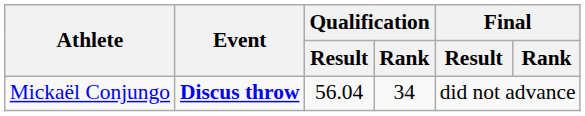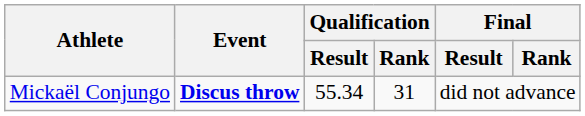(339, 93) 56.04 -> (339, 93) 55.34
(404, 93) 34 -> (404, 93) 31
